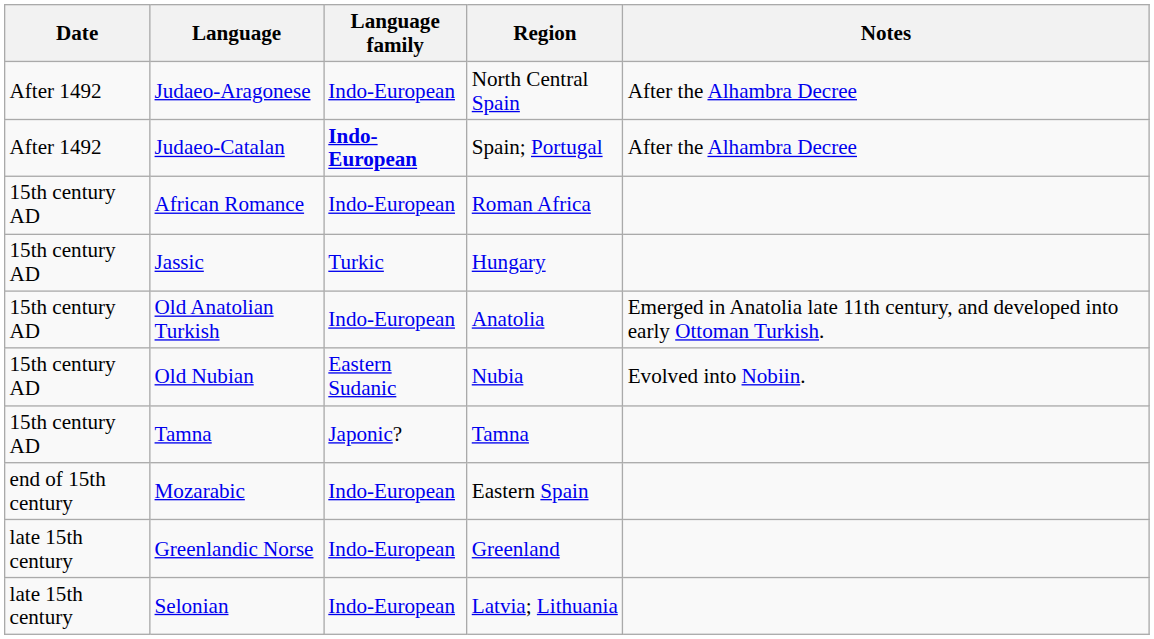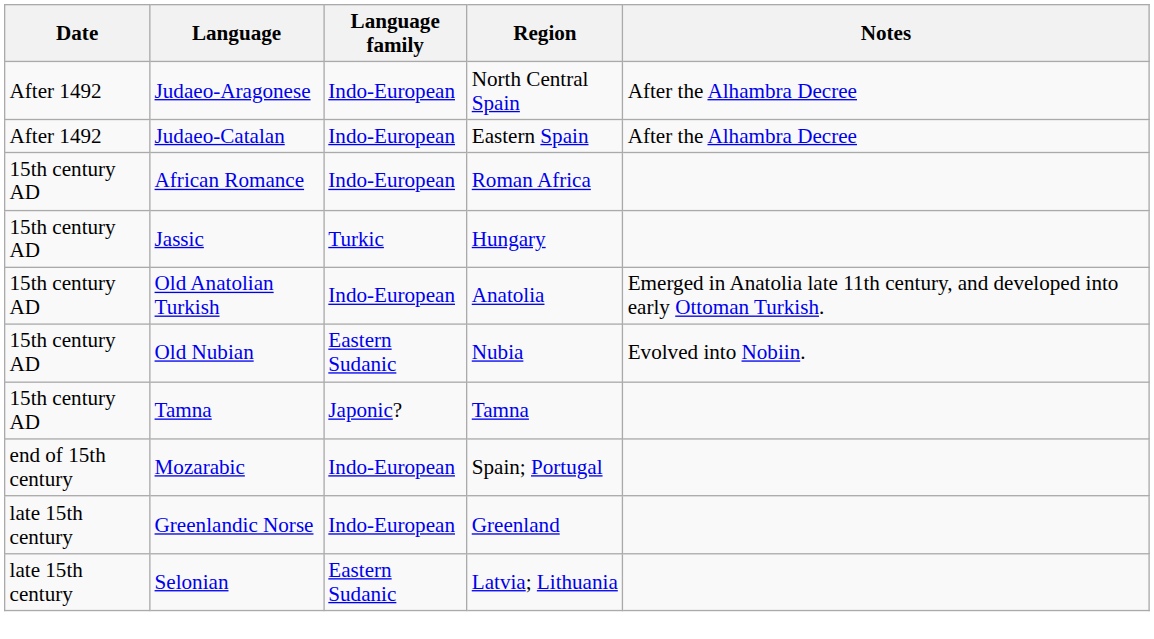(373, 147) bold -> (392, 135) normal
(537, 147) Spain; Portugal -> (530, 135) Eastern Spain
(530, 491) Eastern Spain -> (537, 467) Spain; Portugal
(392, 605) Indo-European -> (362, 581) Eastern Sudanic
